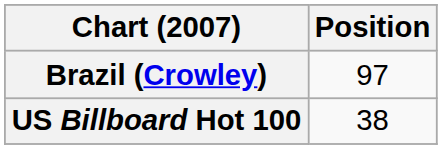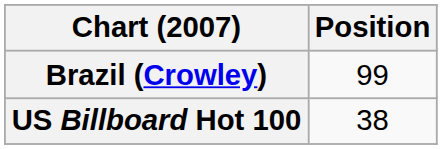(373, 74) 97 -> (373, 74) 99
